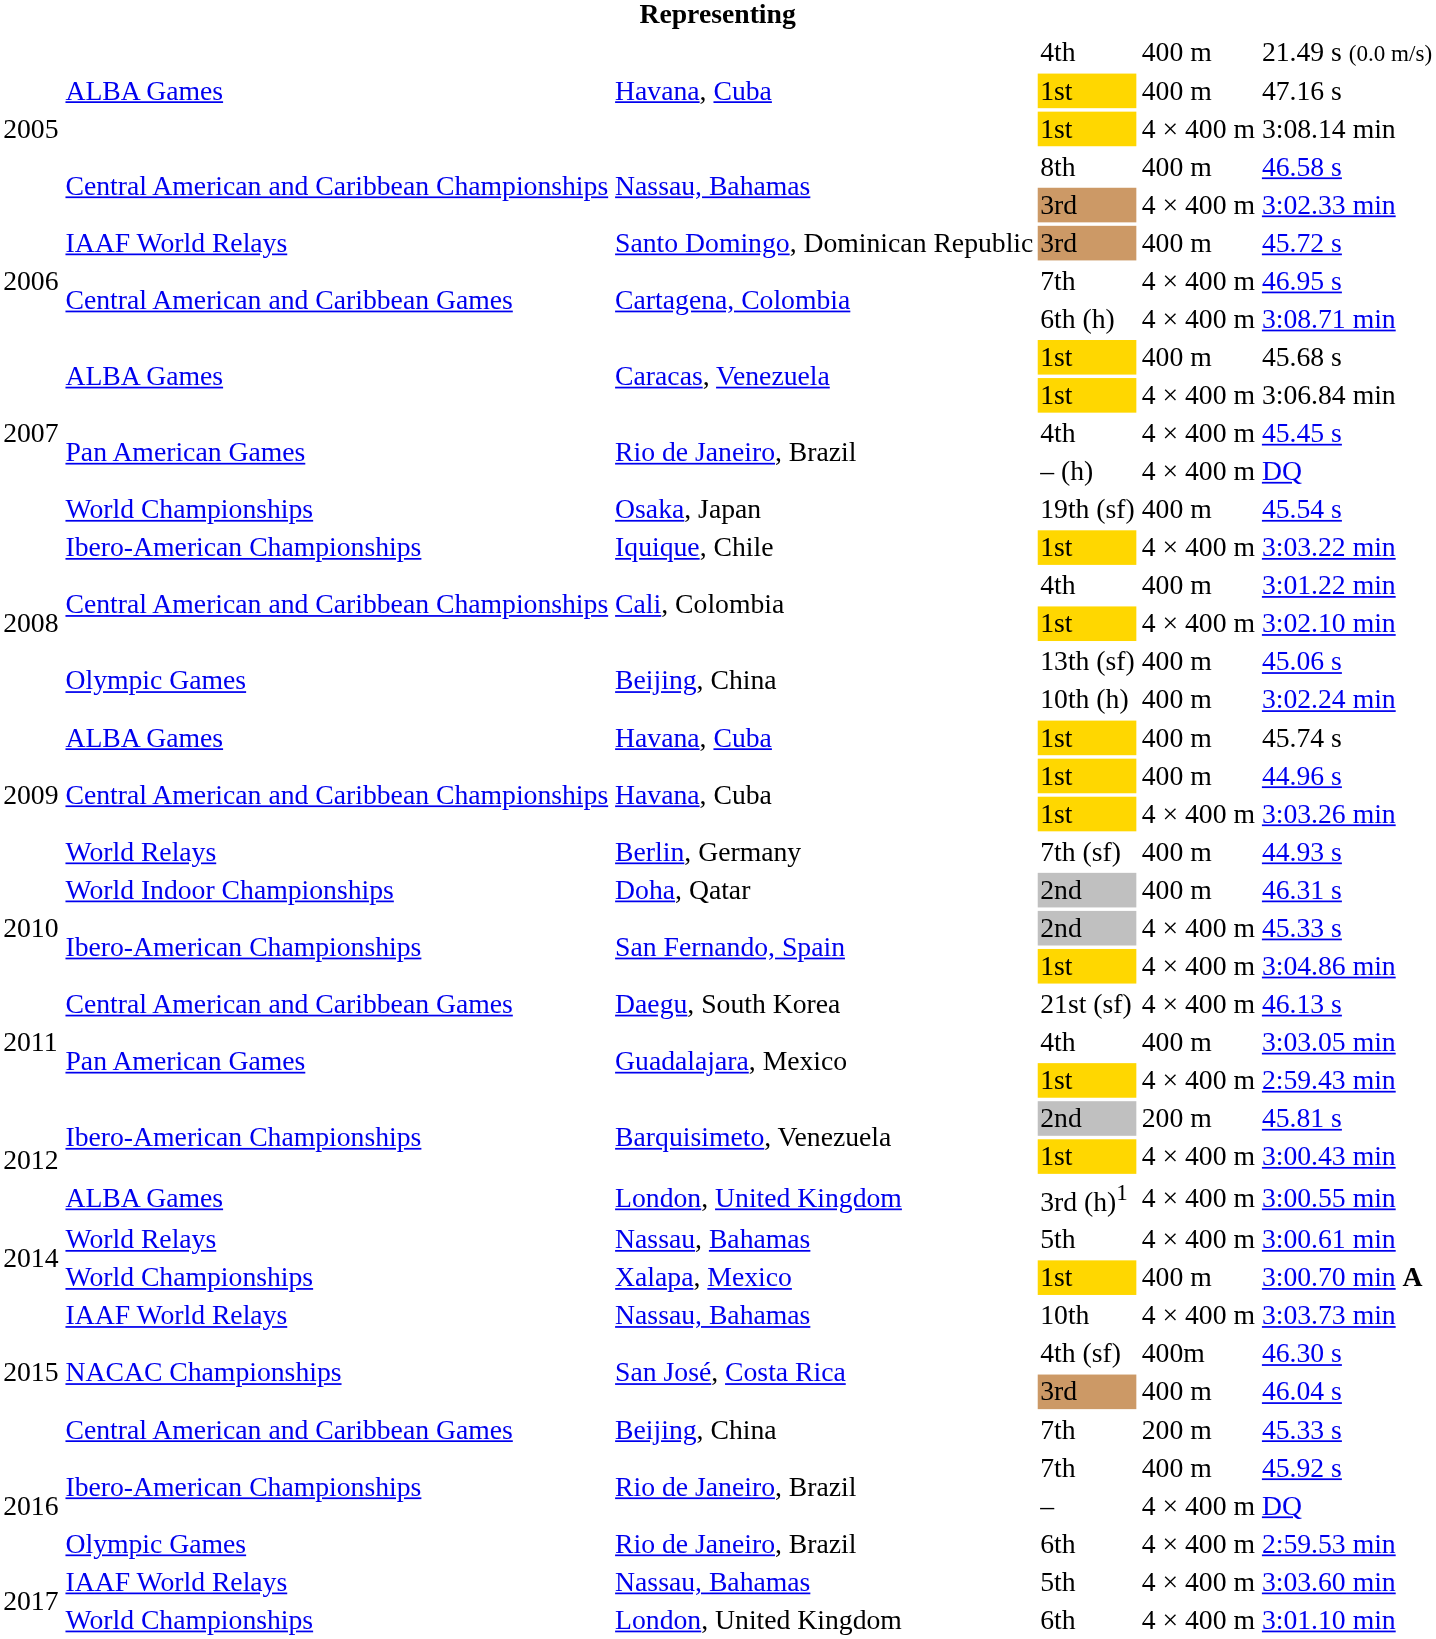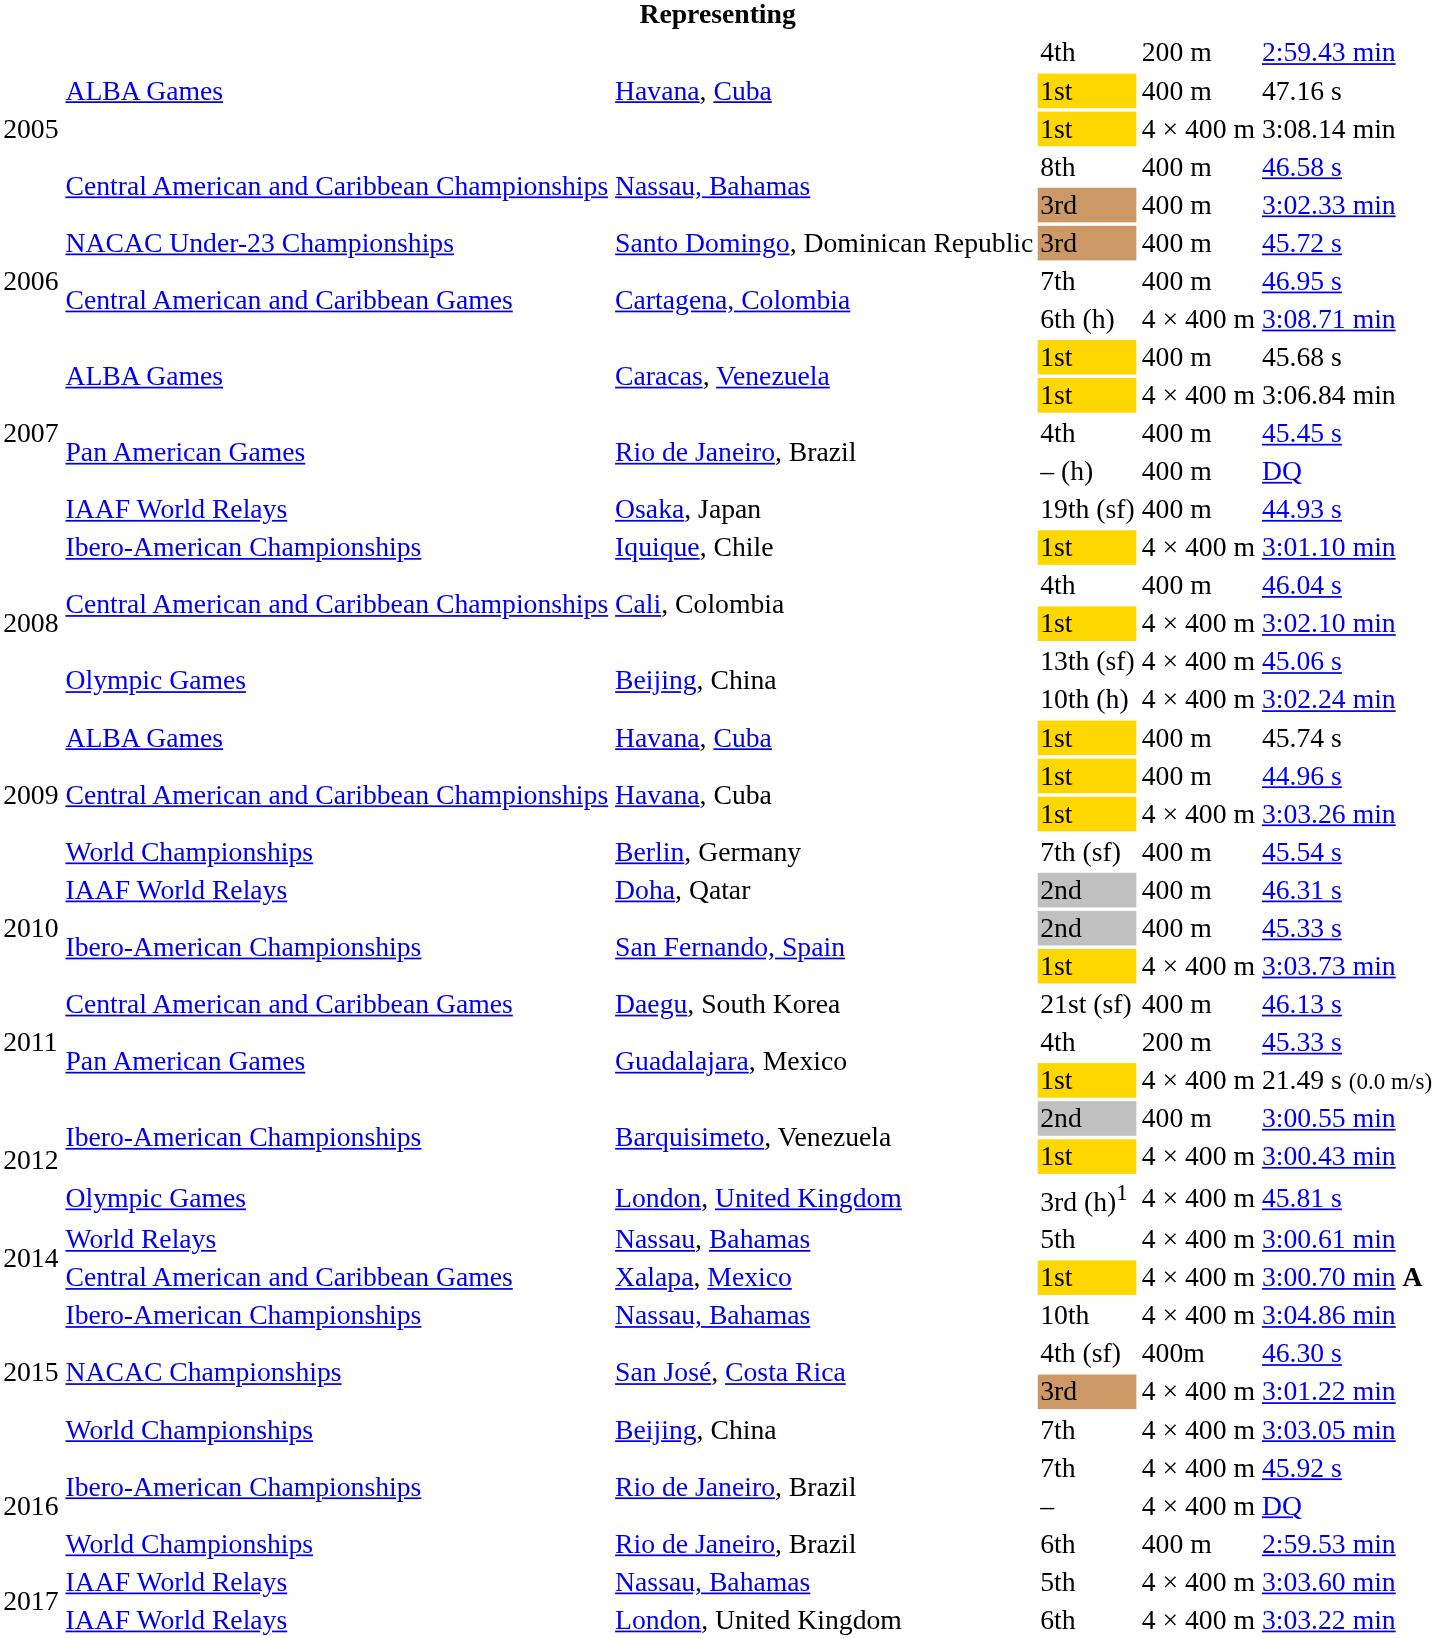(1177, 52) 400 m -> (1177, 52) 200 m
(1347, 52) 21.49 s (0.0 m/s) -> (1329, 52) 2:59.43 min
(1198, 204) 4 × 400 m -> (1177, 204) 400 m
(176, 242) IAAF World Relays -> (260, 242) NACAC Under-23 Championships
(1198, 280) 4 × 400 m -> (1177, 280) 400 m
(1198, 433) 4 × 400 m -> (1177, 433) 400 m
(1198, 471) 4 × 400 m -> (1177, 471) 400 m
(189, 509) World Championships -> (176, 509) IAAF World Relays
(1302, 509) 45.54 s -> (1302, 509) 44.93 s
(1329, 547) 3:03.22 min -> (1329, 547) 3:01.10 min
(1329, 585) 3:01.22 min -> (1302, 585) 46.04 s
(1177, 661) 400 m -> (1198, 661) 4 × 400 m
(1177, 699) 400 m -> (1198, 699) 4 × 400 m
(141, 851) World Relays -> (189, 851) World Championships
(1302, 851) 44.93 s -> (1302, 851) 45.54 s
(230, 889) World Indoor Championships -> (176, 889) IAAF World Relays
(1198, 927) 4 × 400 m -> (1177, 927) 400 m
(1329, 965) 3:04.86 min -> (1329, 965) 3:03.73 min
(1198, 1003) 4 × 400 m -> (1177, 1003) 400 m
(1177, 1042) 400 m -> (1177, 1042) 200 m
(1329, 1042) 3:03.05 min -> (1302, 1042) 45.33 s
(1329, 1080) 2:59.43 min -> (1347, 1080) 21.49 s (0.0 m/s)
(1177, 1118) 200 m -> (1177, 1118) 400 m
(1302, 1118) 45.81 s -> (1329, 1118) 3:00.55 min
(144, 1197) ALBA Games -> (156, 1197) Olympic Games
(1329, 1197) 3:00.55 min -> (1302, 1197) 45.81 s
(189, 1277) World Championships -> (289, 1277) Central American and Caribbean Games
(1177, 1277) 400 m -> (1198, 1277) 4 × 400 m
(176, 1315) IAAF World Relays -> (243, 1315) Ibero-American Championships
(1329, 1315) 3:03.73 min -> (1329, 1315) 3:04.86 min
(1177, 1392) 400 m -> (1198, 1392) 4 × 400 m
(1302, 1392) 46.04 s -> (1329, 1392) 3:01.22 min
(289, 1430) Central American and Caribbean Games -> (189, 1430) World Championships
(1177, 1430) 200 m -> (1198, 1430) 4 × 400 m
(1302, 1430) 45.33 s -> (1329, 1430) 3:03.05 min
(1177, 1468) 400 m -> (1198, 1468) 4 × 400 m
(156, 1544) Olympic Games -> (189, 1544) World Championships
(1198, 1544) 4 × 400 m -> (1177, 1544) 400 m
(189, 1620) World Championships -> (176, 1620) IAAF World Relays
(1329, 1620) 3:01.10 min -> (1329, 1620) 3:03.22 min
